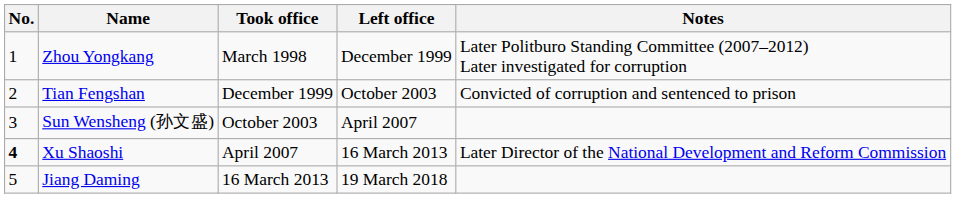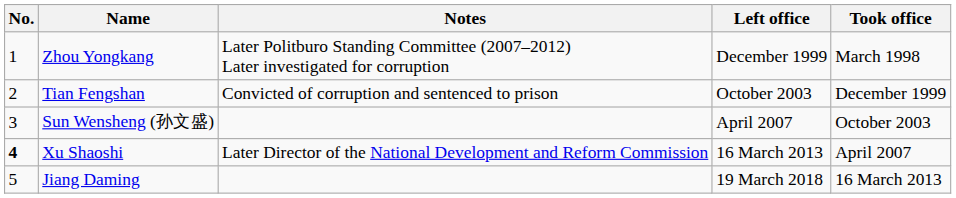columns swapped: (277, 18) <-> (703, 18)
